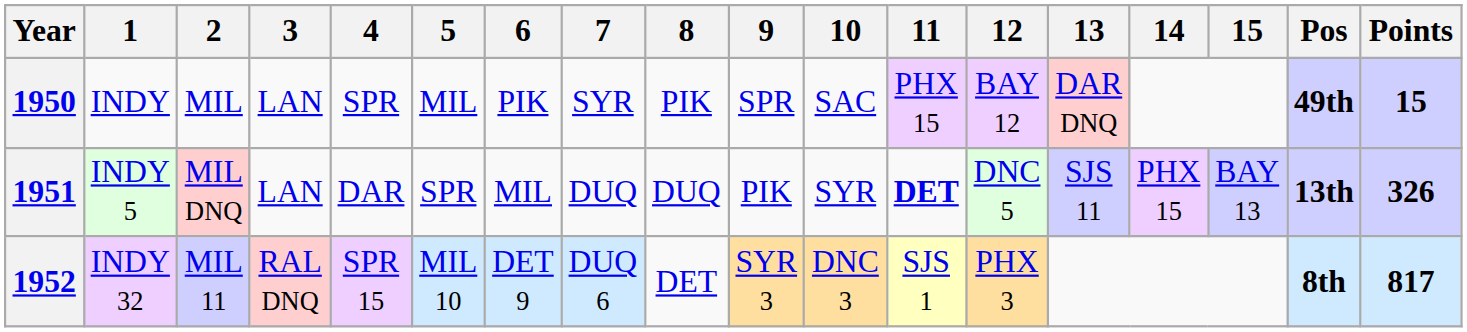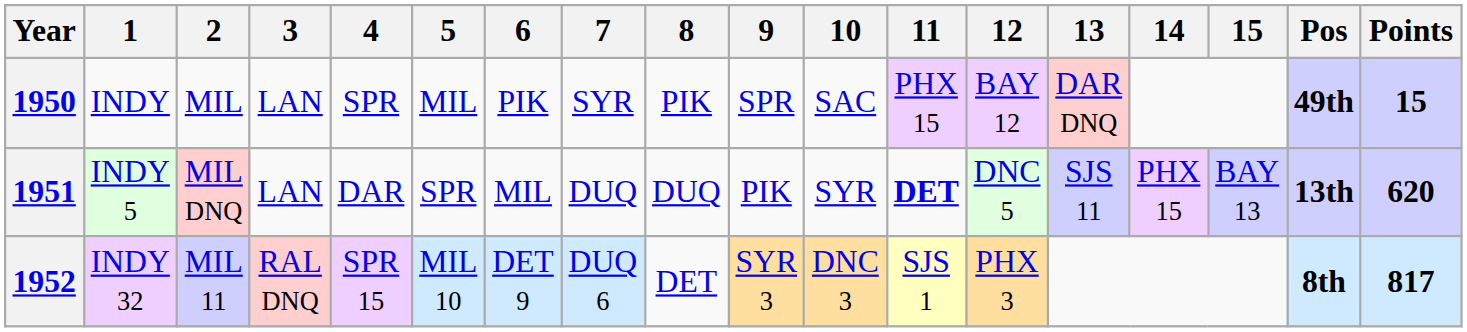(1411, 191) 326 -> (1411, 191) 620
